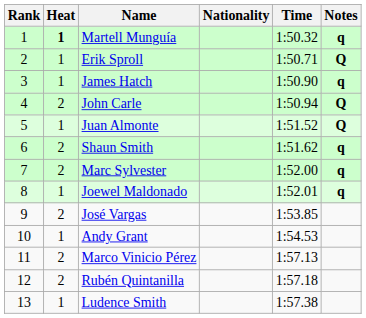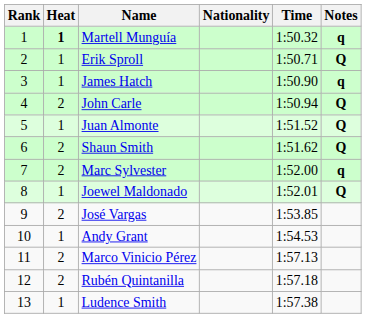(341, 147) q -> (341, 147) Q
(341, 192) q -> (341, 192) Q
